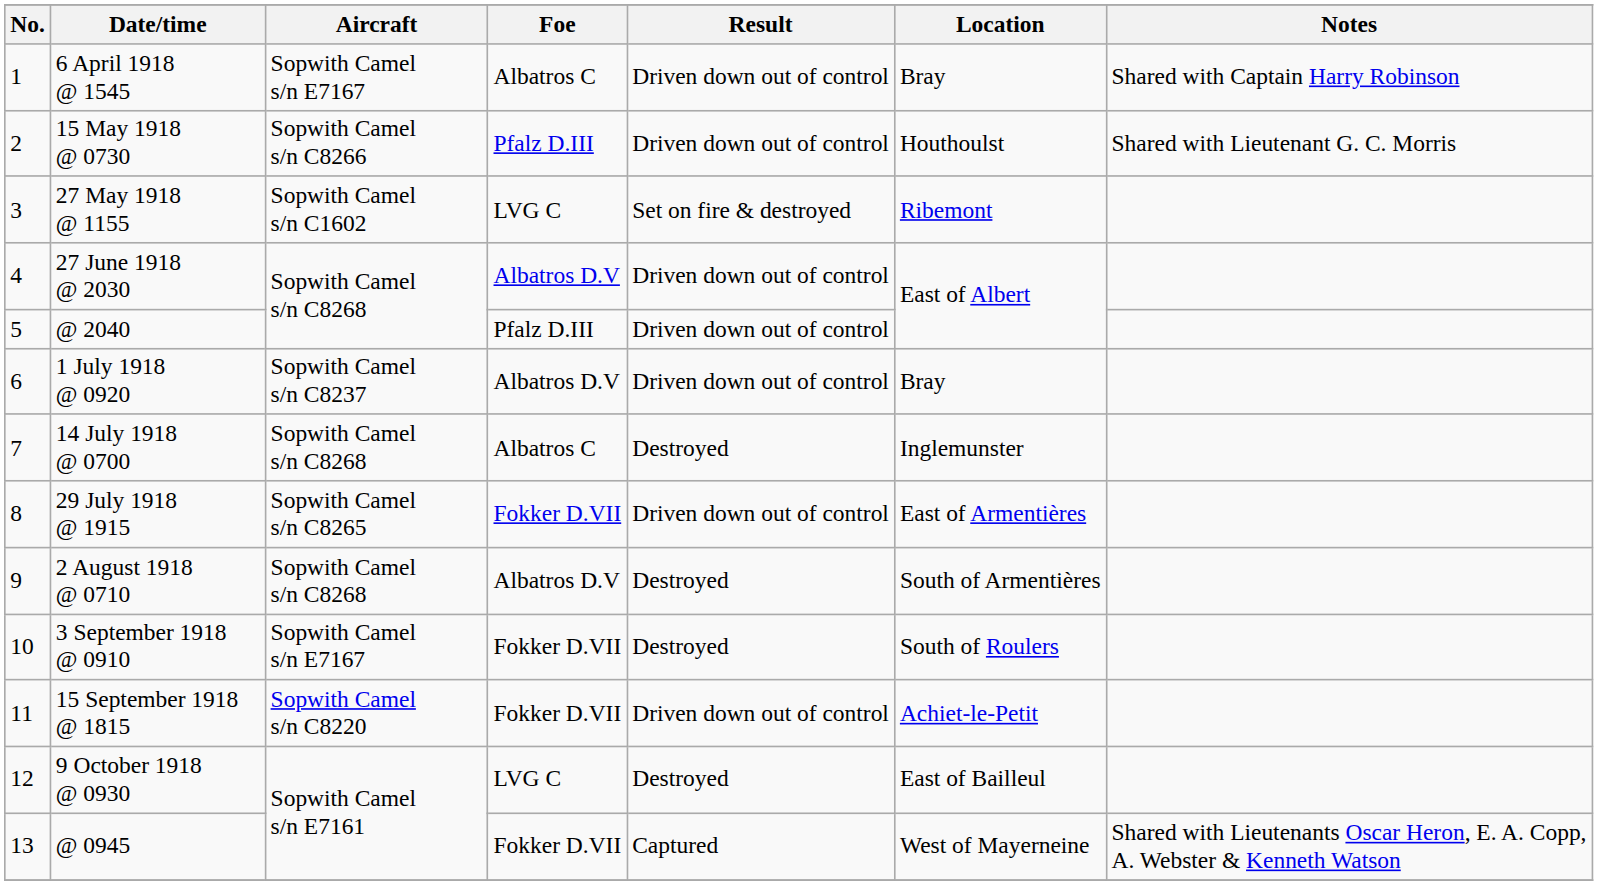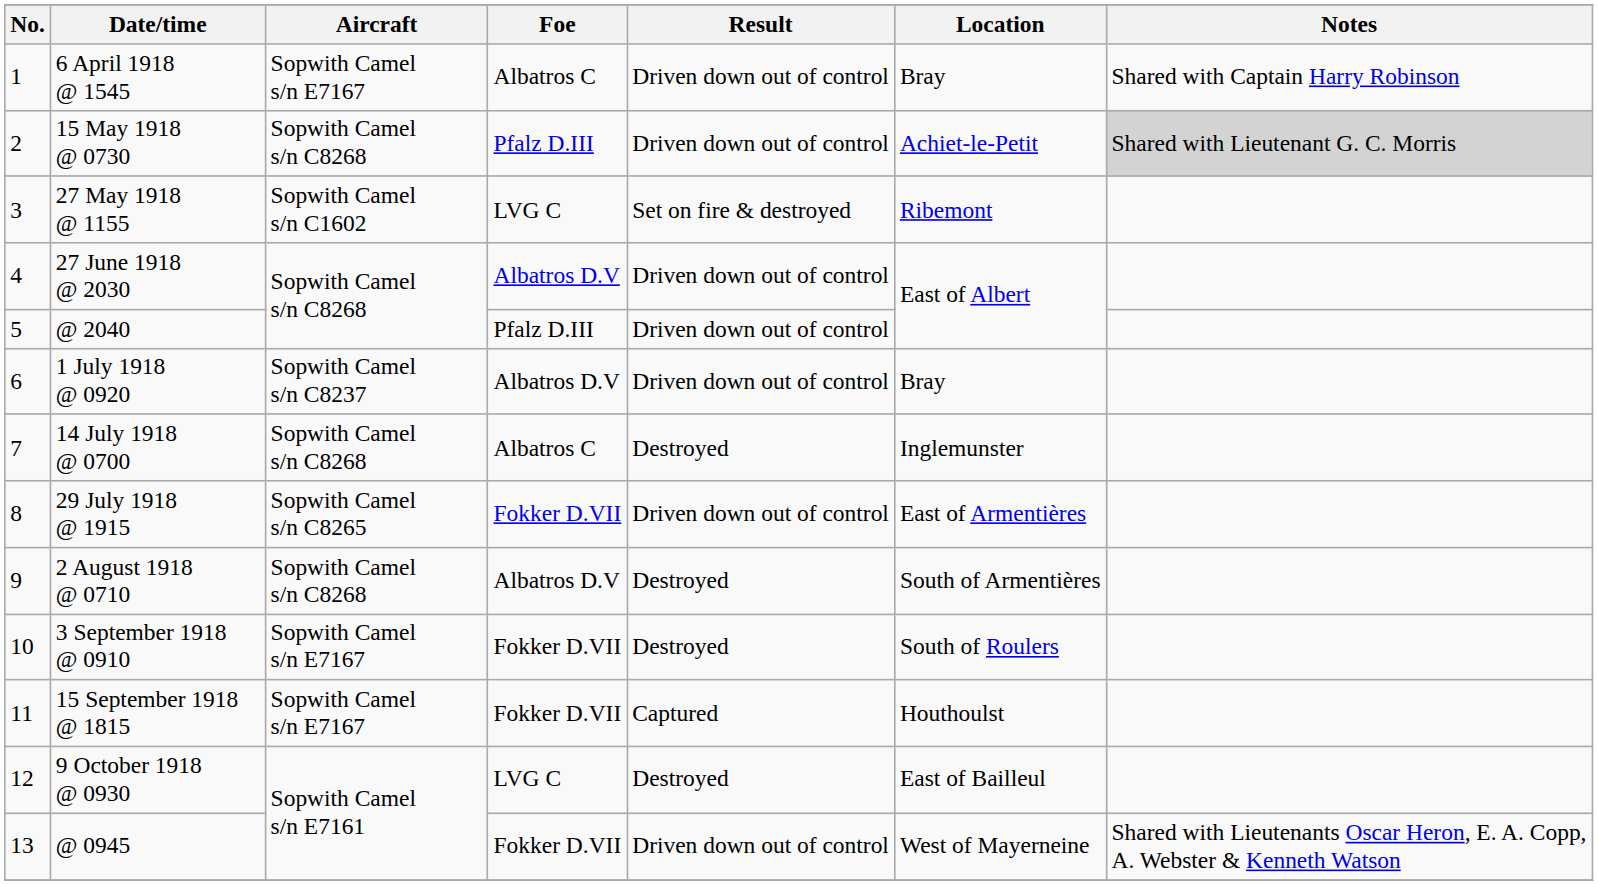(343, 143) Sopwith Camel s/n C8266 -> (343, 143) Sopwith Camel s/n C8268
(952, 143) Houthoulst -> (969, 143) Achiet-le-Petit
(1284, 143) no background -> (1284, 143) lightgrey background
(343, 713) Sopwith Camel s/n C8220 -> (343, 713) Sopwith Camel s/n E7167
(761, 713) Driven down out of control -> (675, 713) Captured
(969, 713) Achiet-le-Petit -> (952, 713) Houthoulst
(675, 846) Captured -> (761, 846) Driven down out of control
